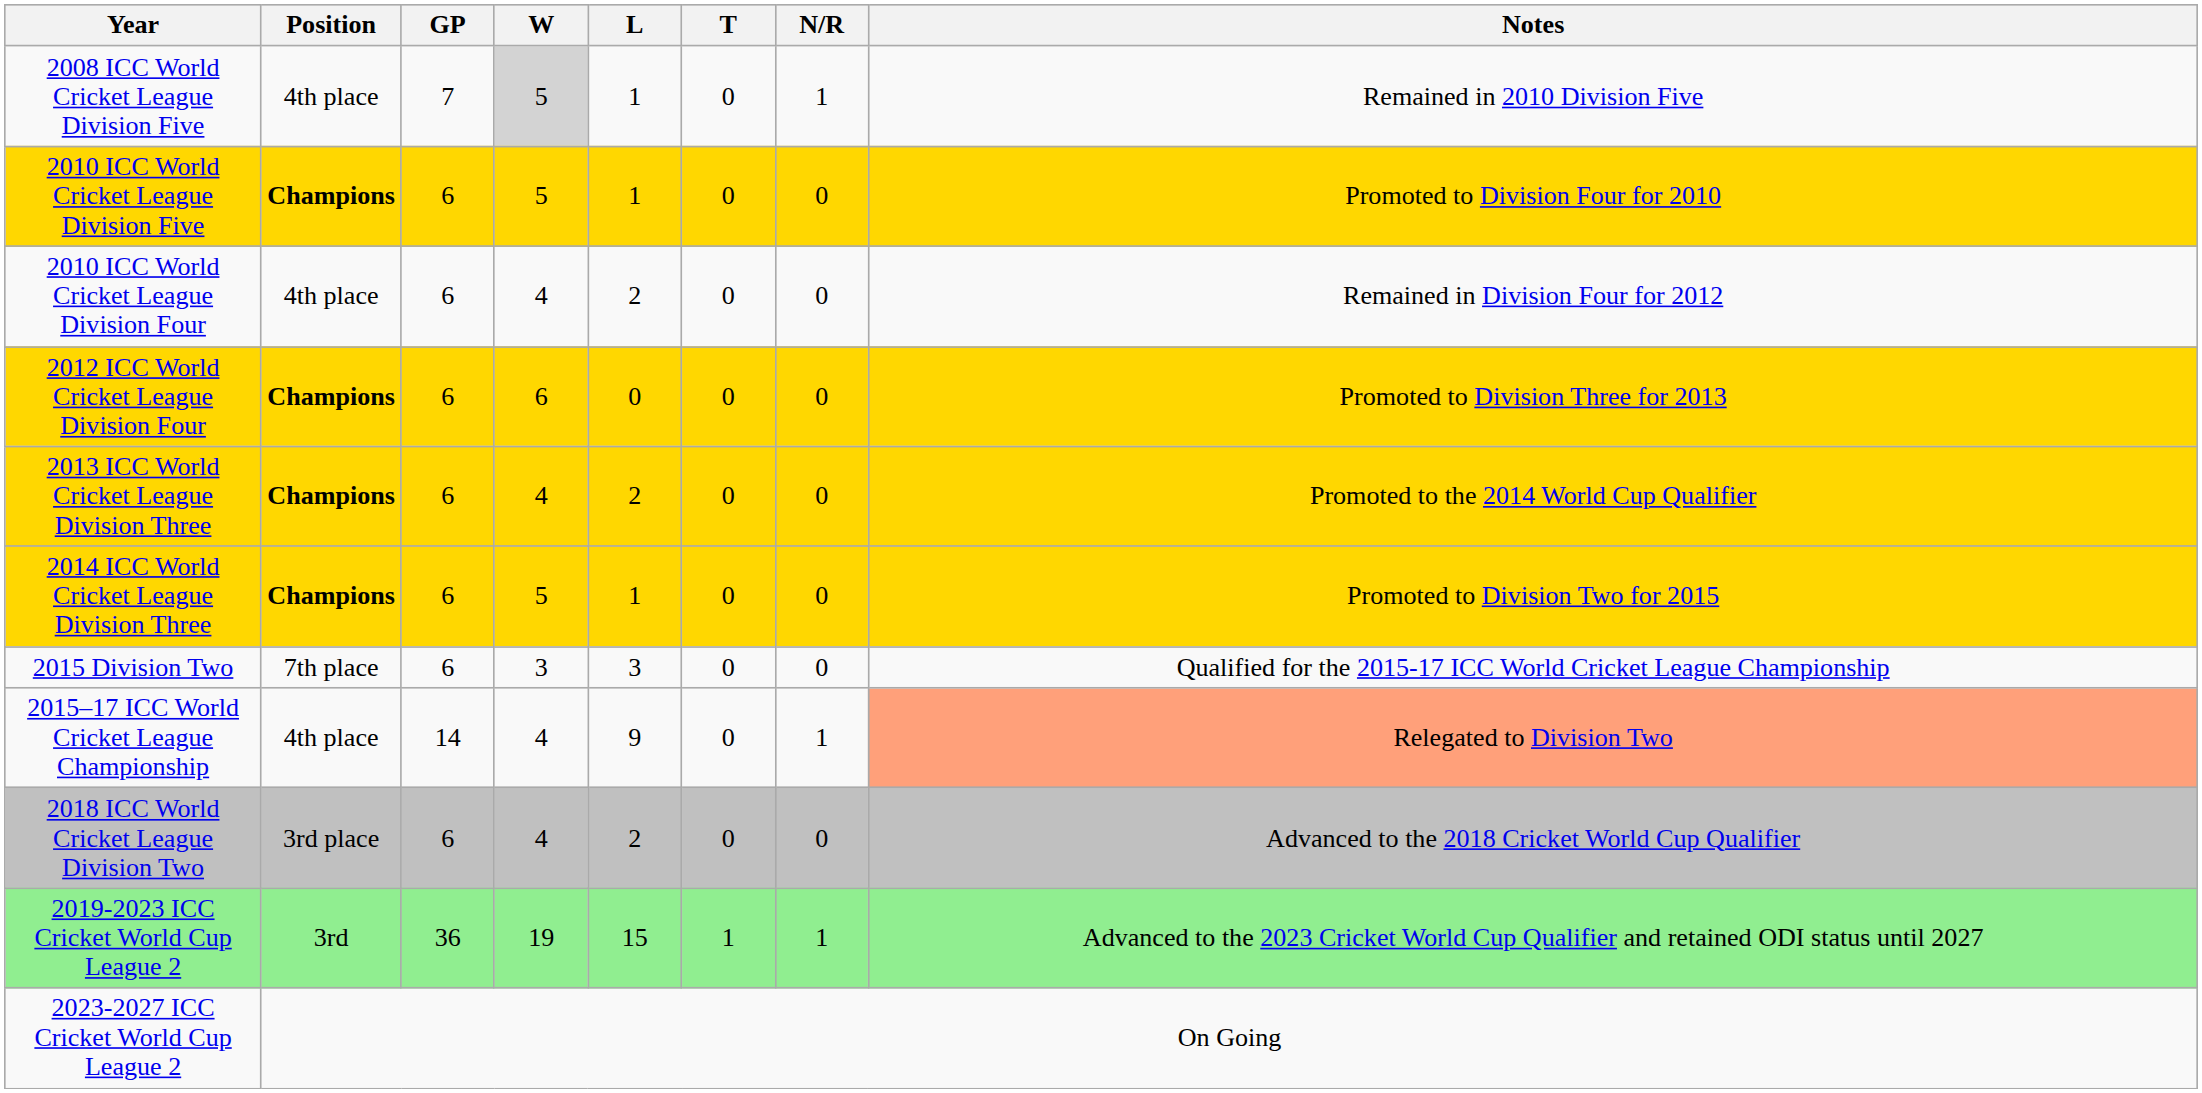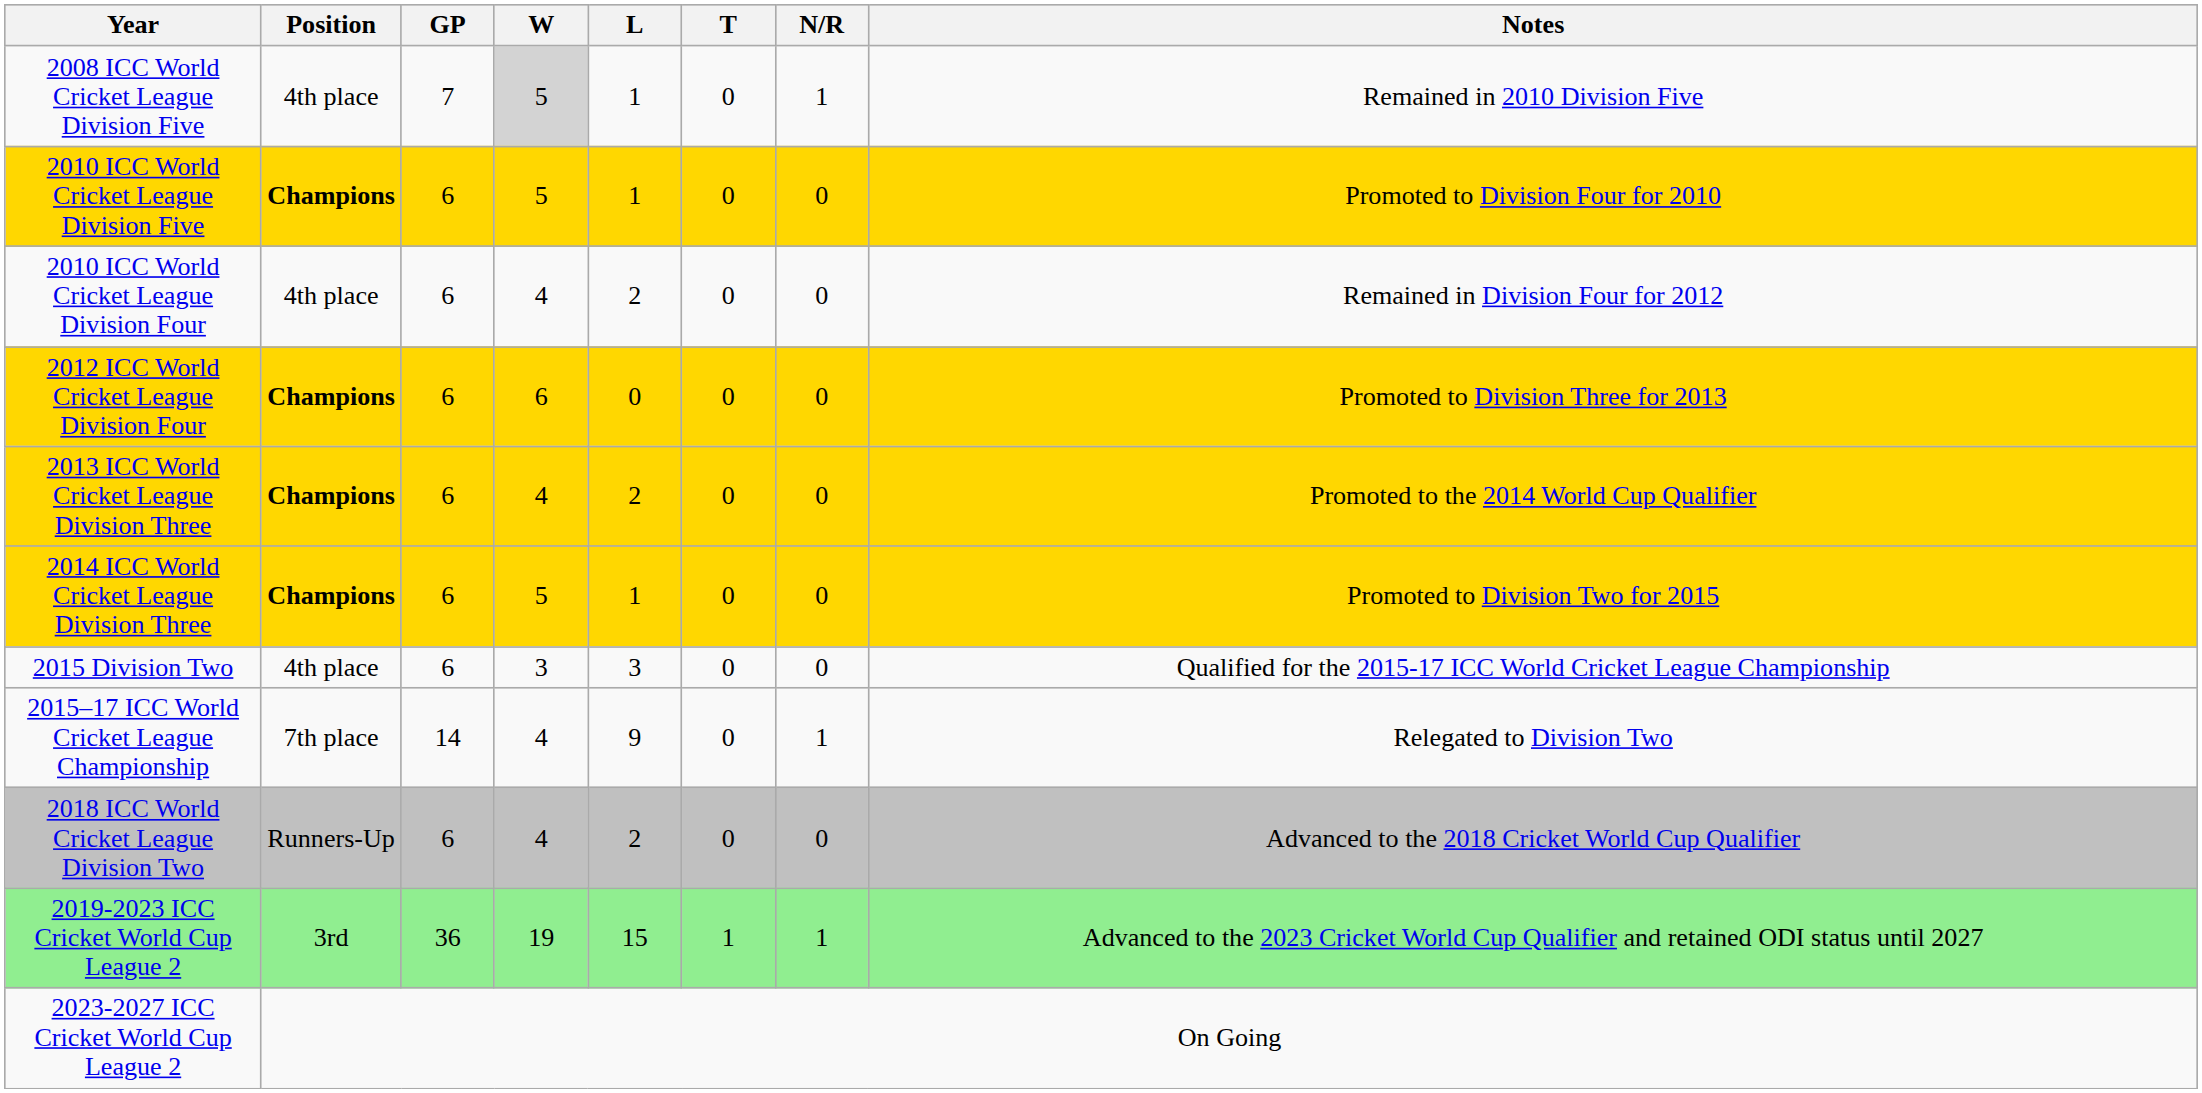(331, 666) 7th place -> (331, 666) 4th place
(331, 737) 4th place -> (331, 737) 7th place
(1533, 737) lightsalmon background -> (1533, 737) no background
(331, 837) 3rd place -> (331, 837) Runners-Up
